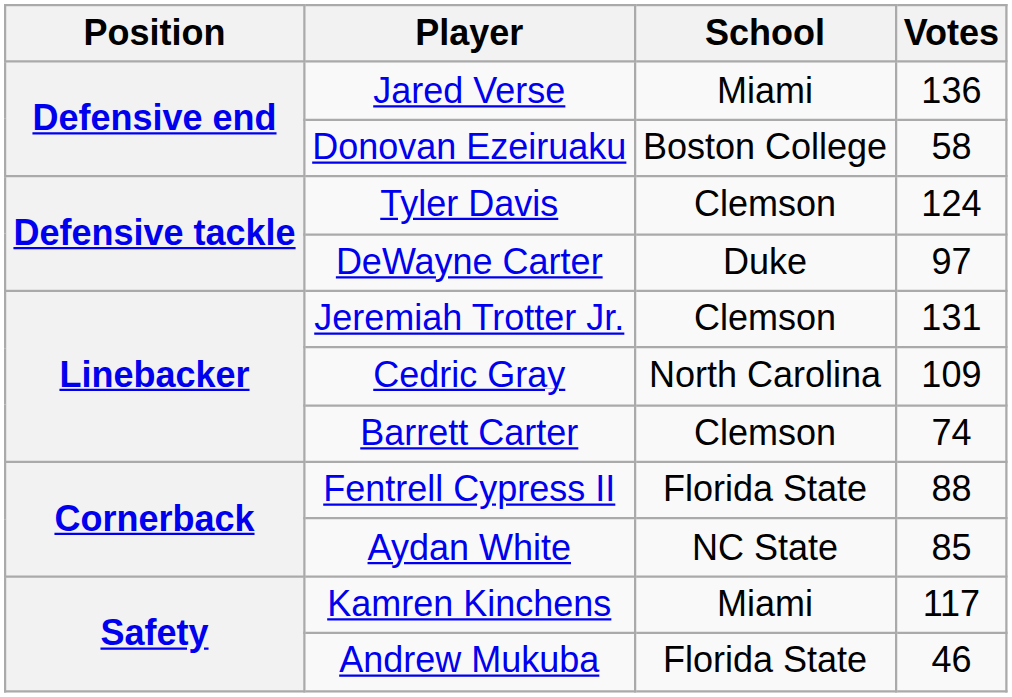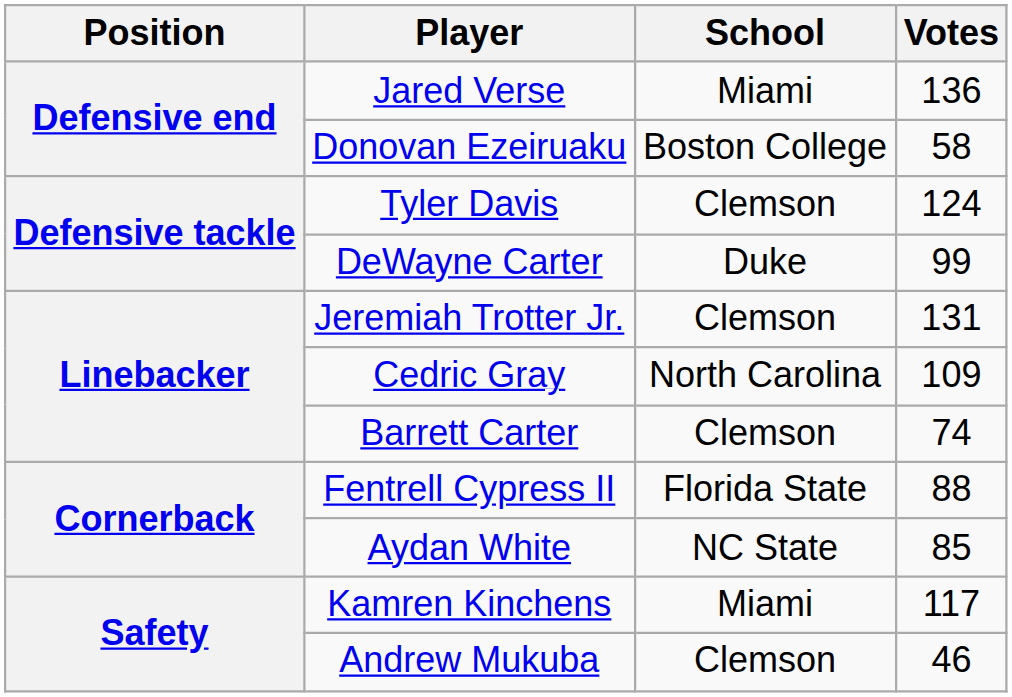(951, 261) 97 -> (951, 261) 99
(765, 661) Florida State -> (765, 661) Clemson
